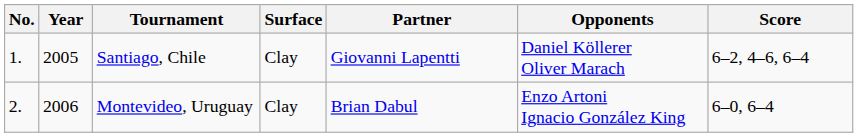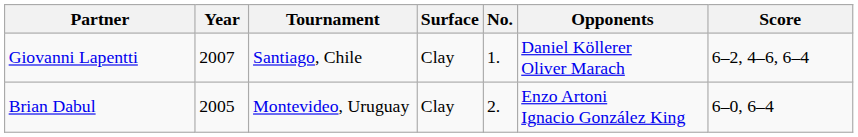columns swapped: (22, 18) <-> (422, 18)
(61, 57) 2005 -> (217, 57) 2007
(61, 106) 2006 -> (217, 106) 2005
